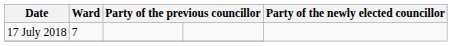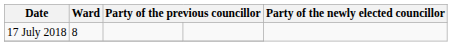(75, 31) 7 -> (75, 31) 8
